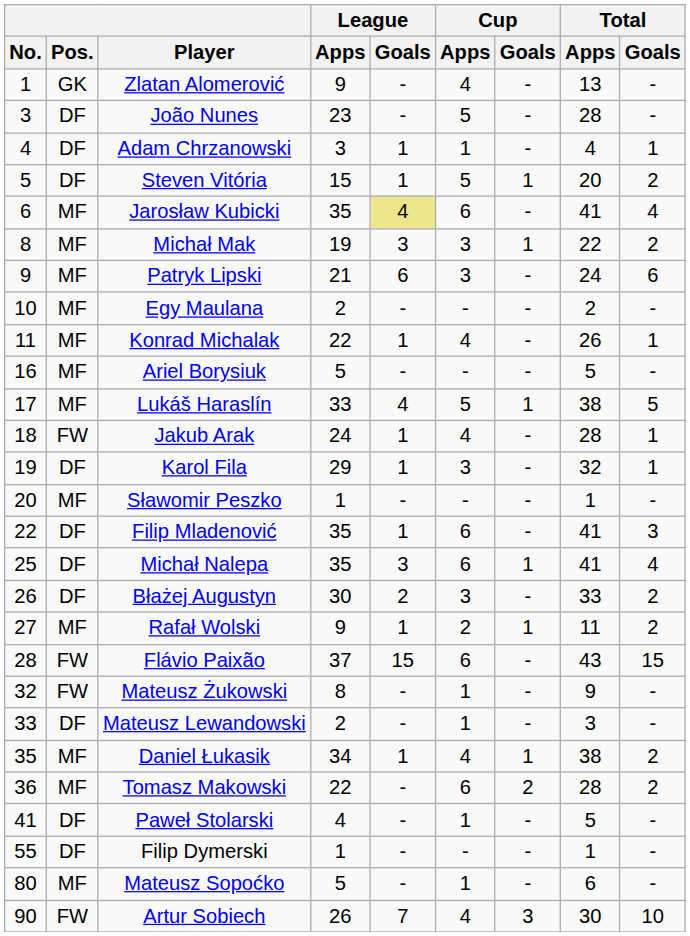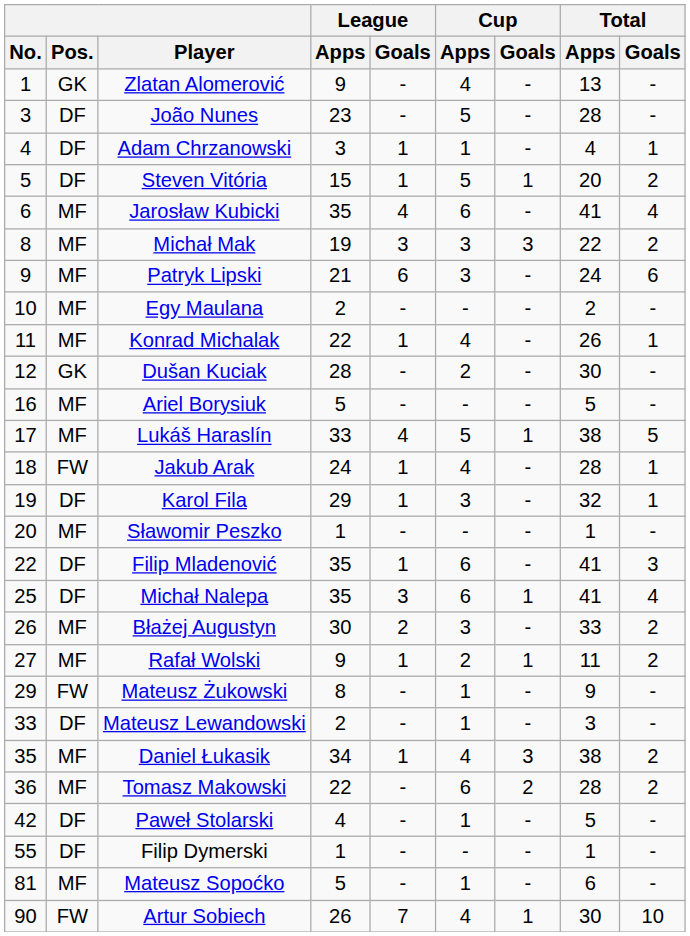(403, 212) khaki background -> (403, 212) no background
(528, 244) 1 -> (528, 244) 3
+ row: (204, 372)
(72, 595) DF -> (72, 627) MF
- row: (204, 659)
(26, 691) 32 -> (26, 691) 29
(528, 755) 1 -> (528, 755) 3
(26, 819) 41 -> (26, 819) 42
(26, 883) 80 -> (26, 883) 81
(528, 915) 3 -> (528, 915) 1
